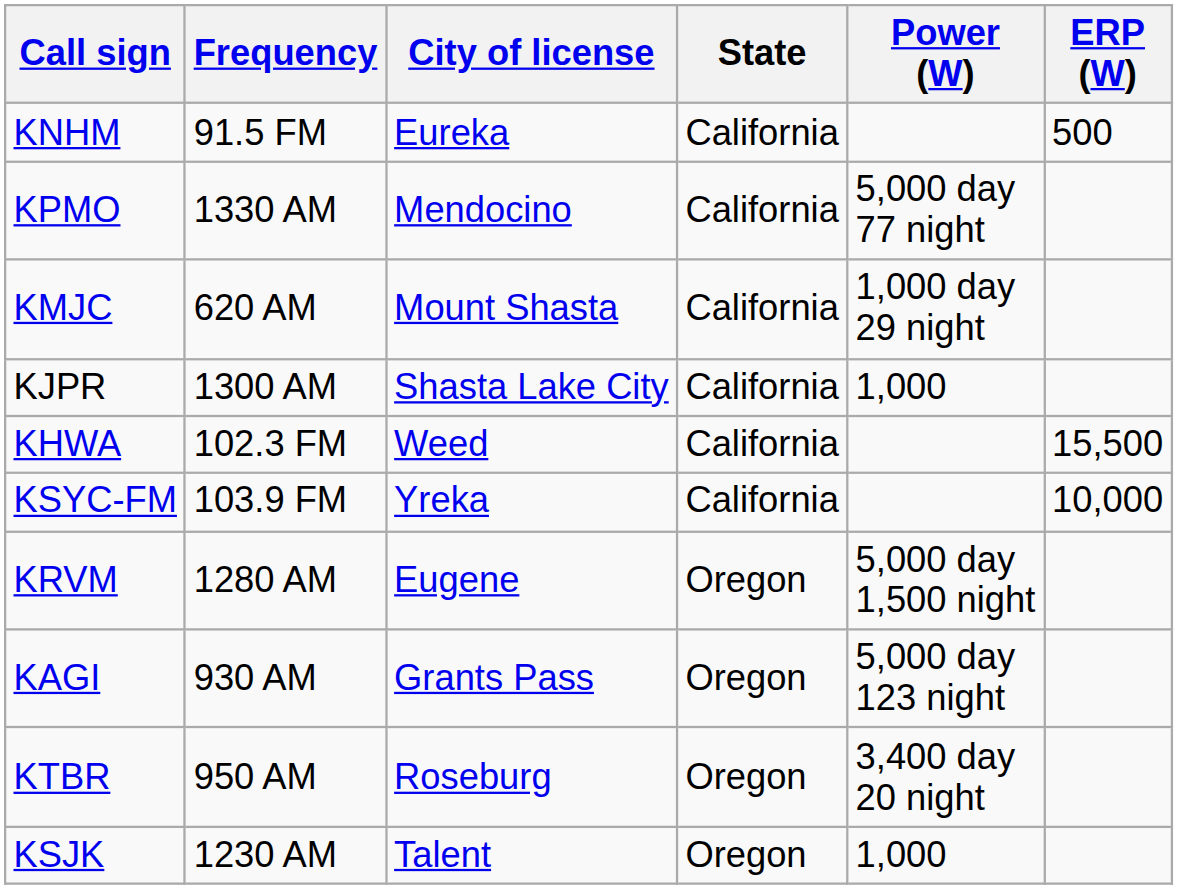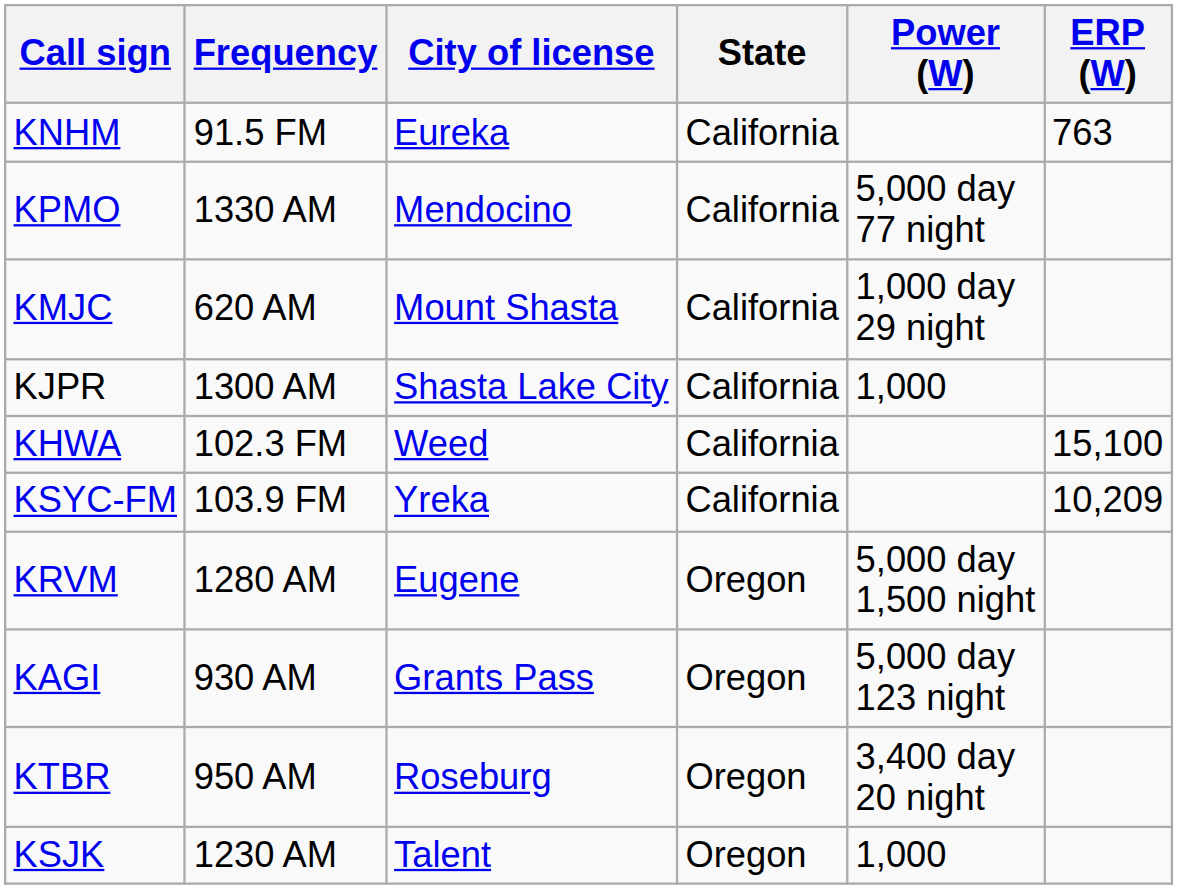(1082, 131) 500 -> (1082, 131) 763
(1108, 443) 15,500 -> (1108, 443) 15,100
(1108, 501) 10,000 -> (1108, 501) 10,209
